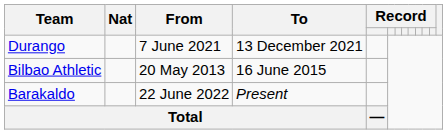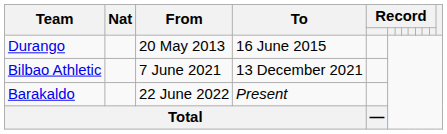(180, 46) 7 June 2021 -> (182, 46) 20 May 2013
(299, 46) 13 December 2021 -> (281, 46) 16 June 2015
(182, 70) 20 May 2013 -> (180, 70) 7 June 2021
(281, 70) 16 June 2015 -> (299, 70) 13 December 2021
